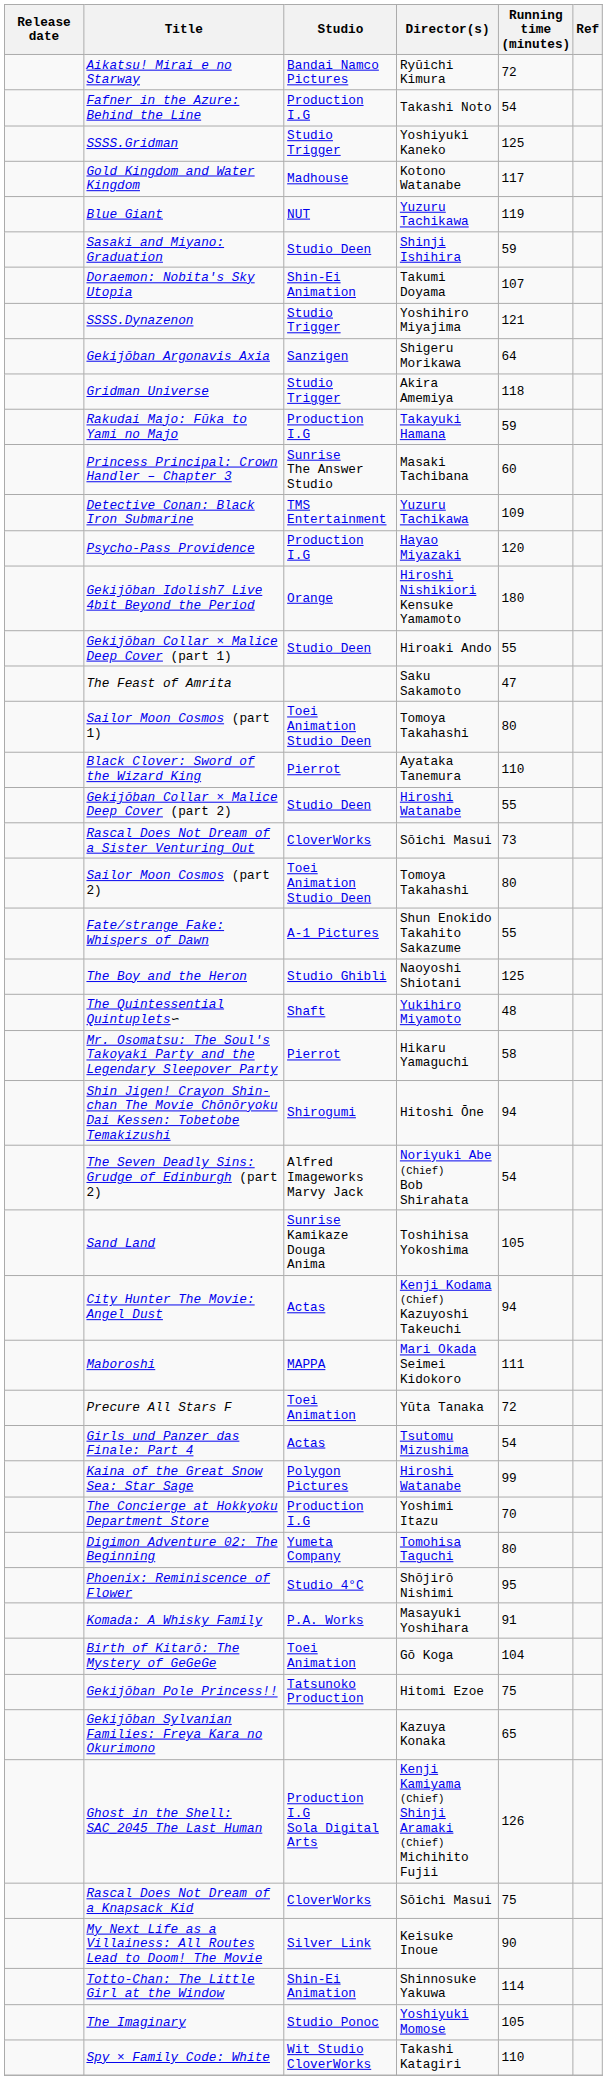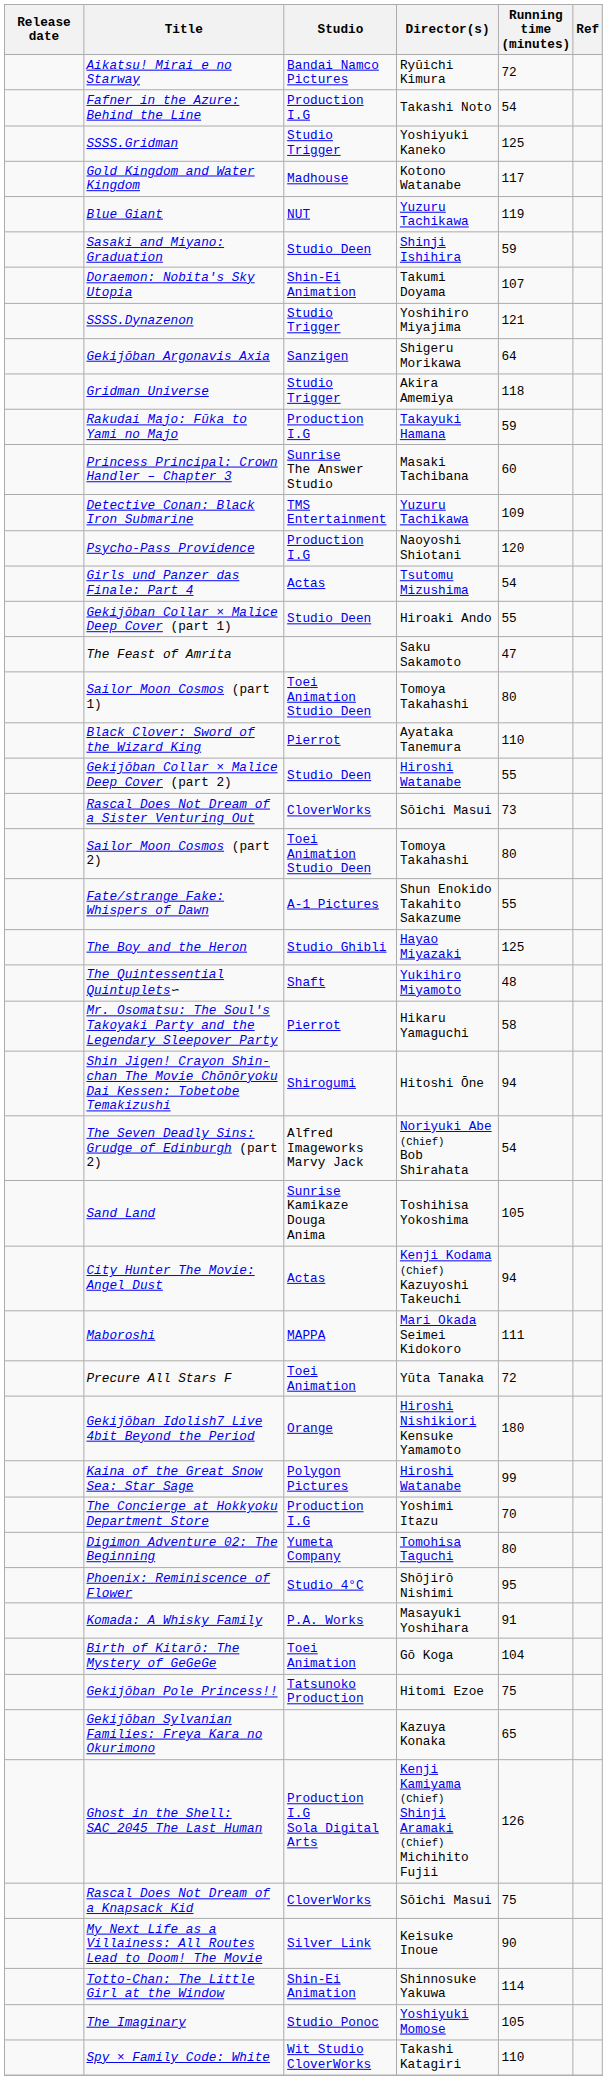(430, 548) Hayao Miyazaki -> (430, 548) Naoyoshi Shiotani
rows swapped: (174, 598) <-> (163, 1443)
(430, 976) Naoyoshi Shiotani -> (430, 947) Hayao Miyazaki
